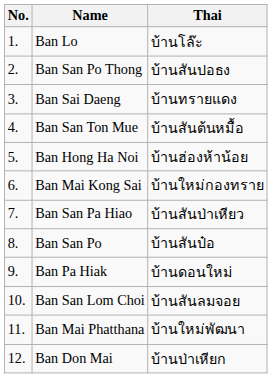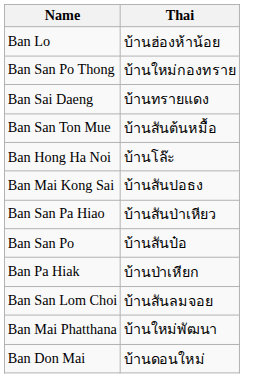- column: (18, 15)
(177, 41) บ้านโล๊ะ -> (172, 41) บ้านฮ่องห้าน้อย
(191, 70) บ้านสันปอธง -> (180, 70) บ้านใหม่กองทราย
(199, 157) บ้านฮ่องห้าน้อย -> (150, 157) บ้านโล๊ะ
(207, 186) บ้านใหม่กองทราย -> (163, 186) บ้านสันปอธง
(192, 272) บ้านดอนใหม่ -> (161, 272) บ้านป่าเหียก
(189, 358) บ้านป่าเหียก -> (164, 358) บ้านดอนใหม่
